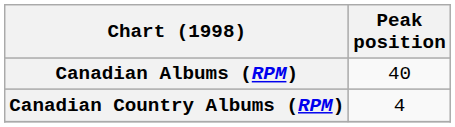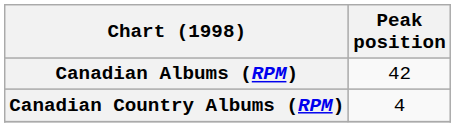(400, 74) 40 -> (400, 74) 42
